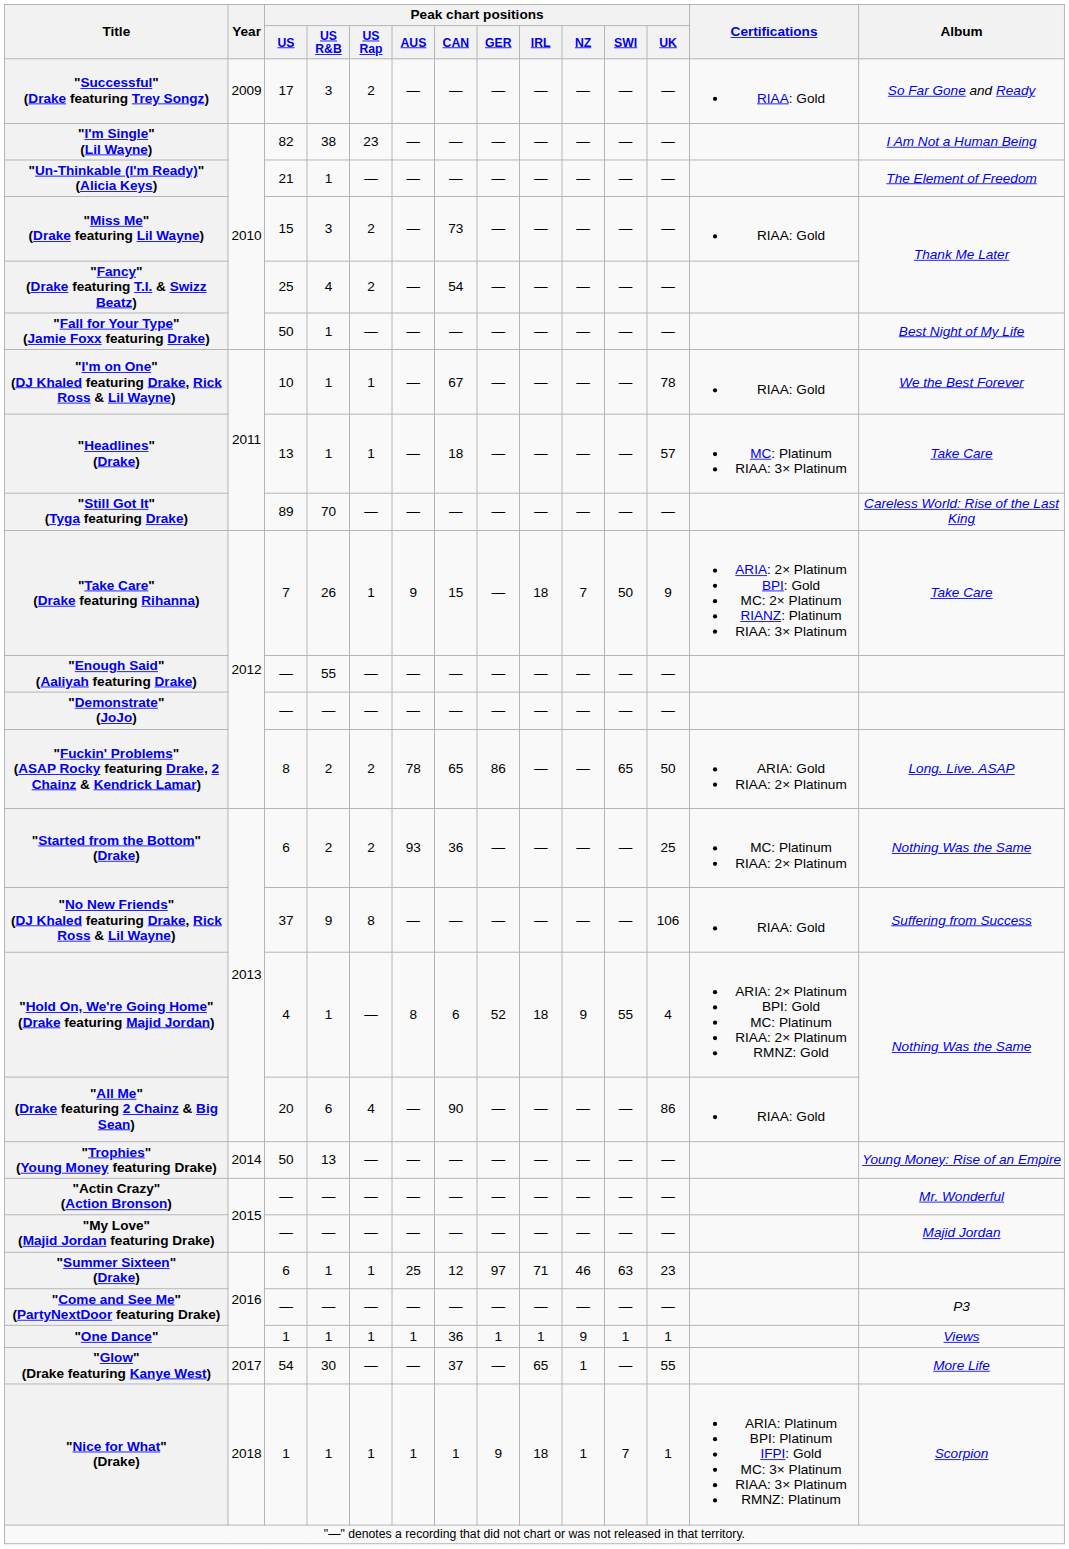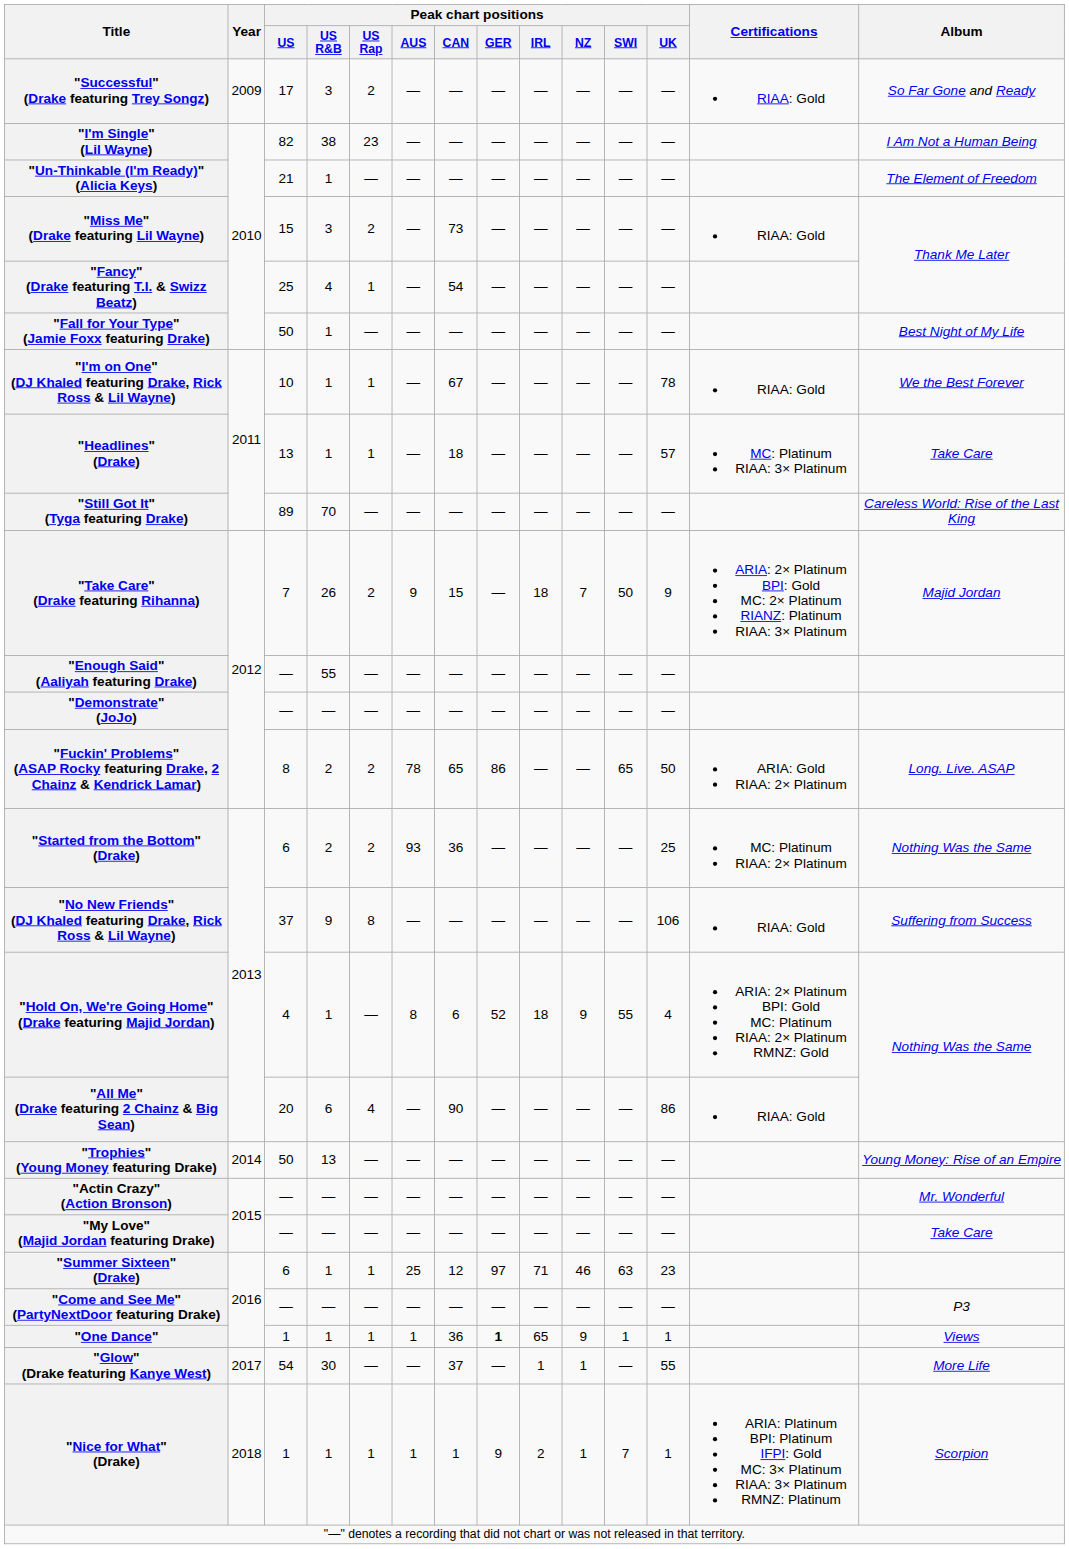(371, 286) 2 -> (371, 286) 1
(371, 592) 1 -> (371, 592) 2
(962, 592) Take Care -> (962, 592) Majid Jordan
(962, 1233) Majid Jordan -> (962, 1233) Take Care
(498, 1336) normal -> (498, 1336) bold
(541, 1336) 1 -> (541, 1336) 65
(541, 1365) 65 -> (541, 1365) 1
(541, 1454) 18 -> (541, 1454) 2
